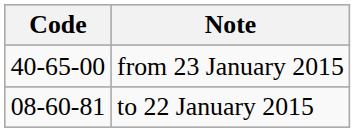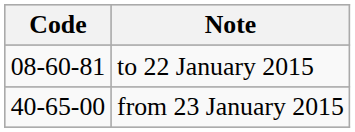rows swapped: (215, 106) <-> (230, 65)
